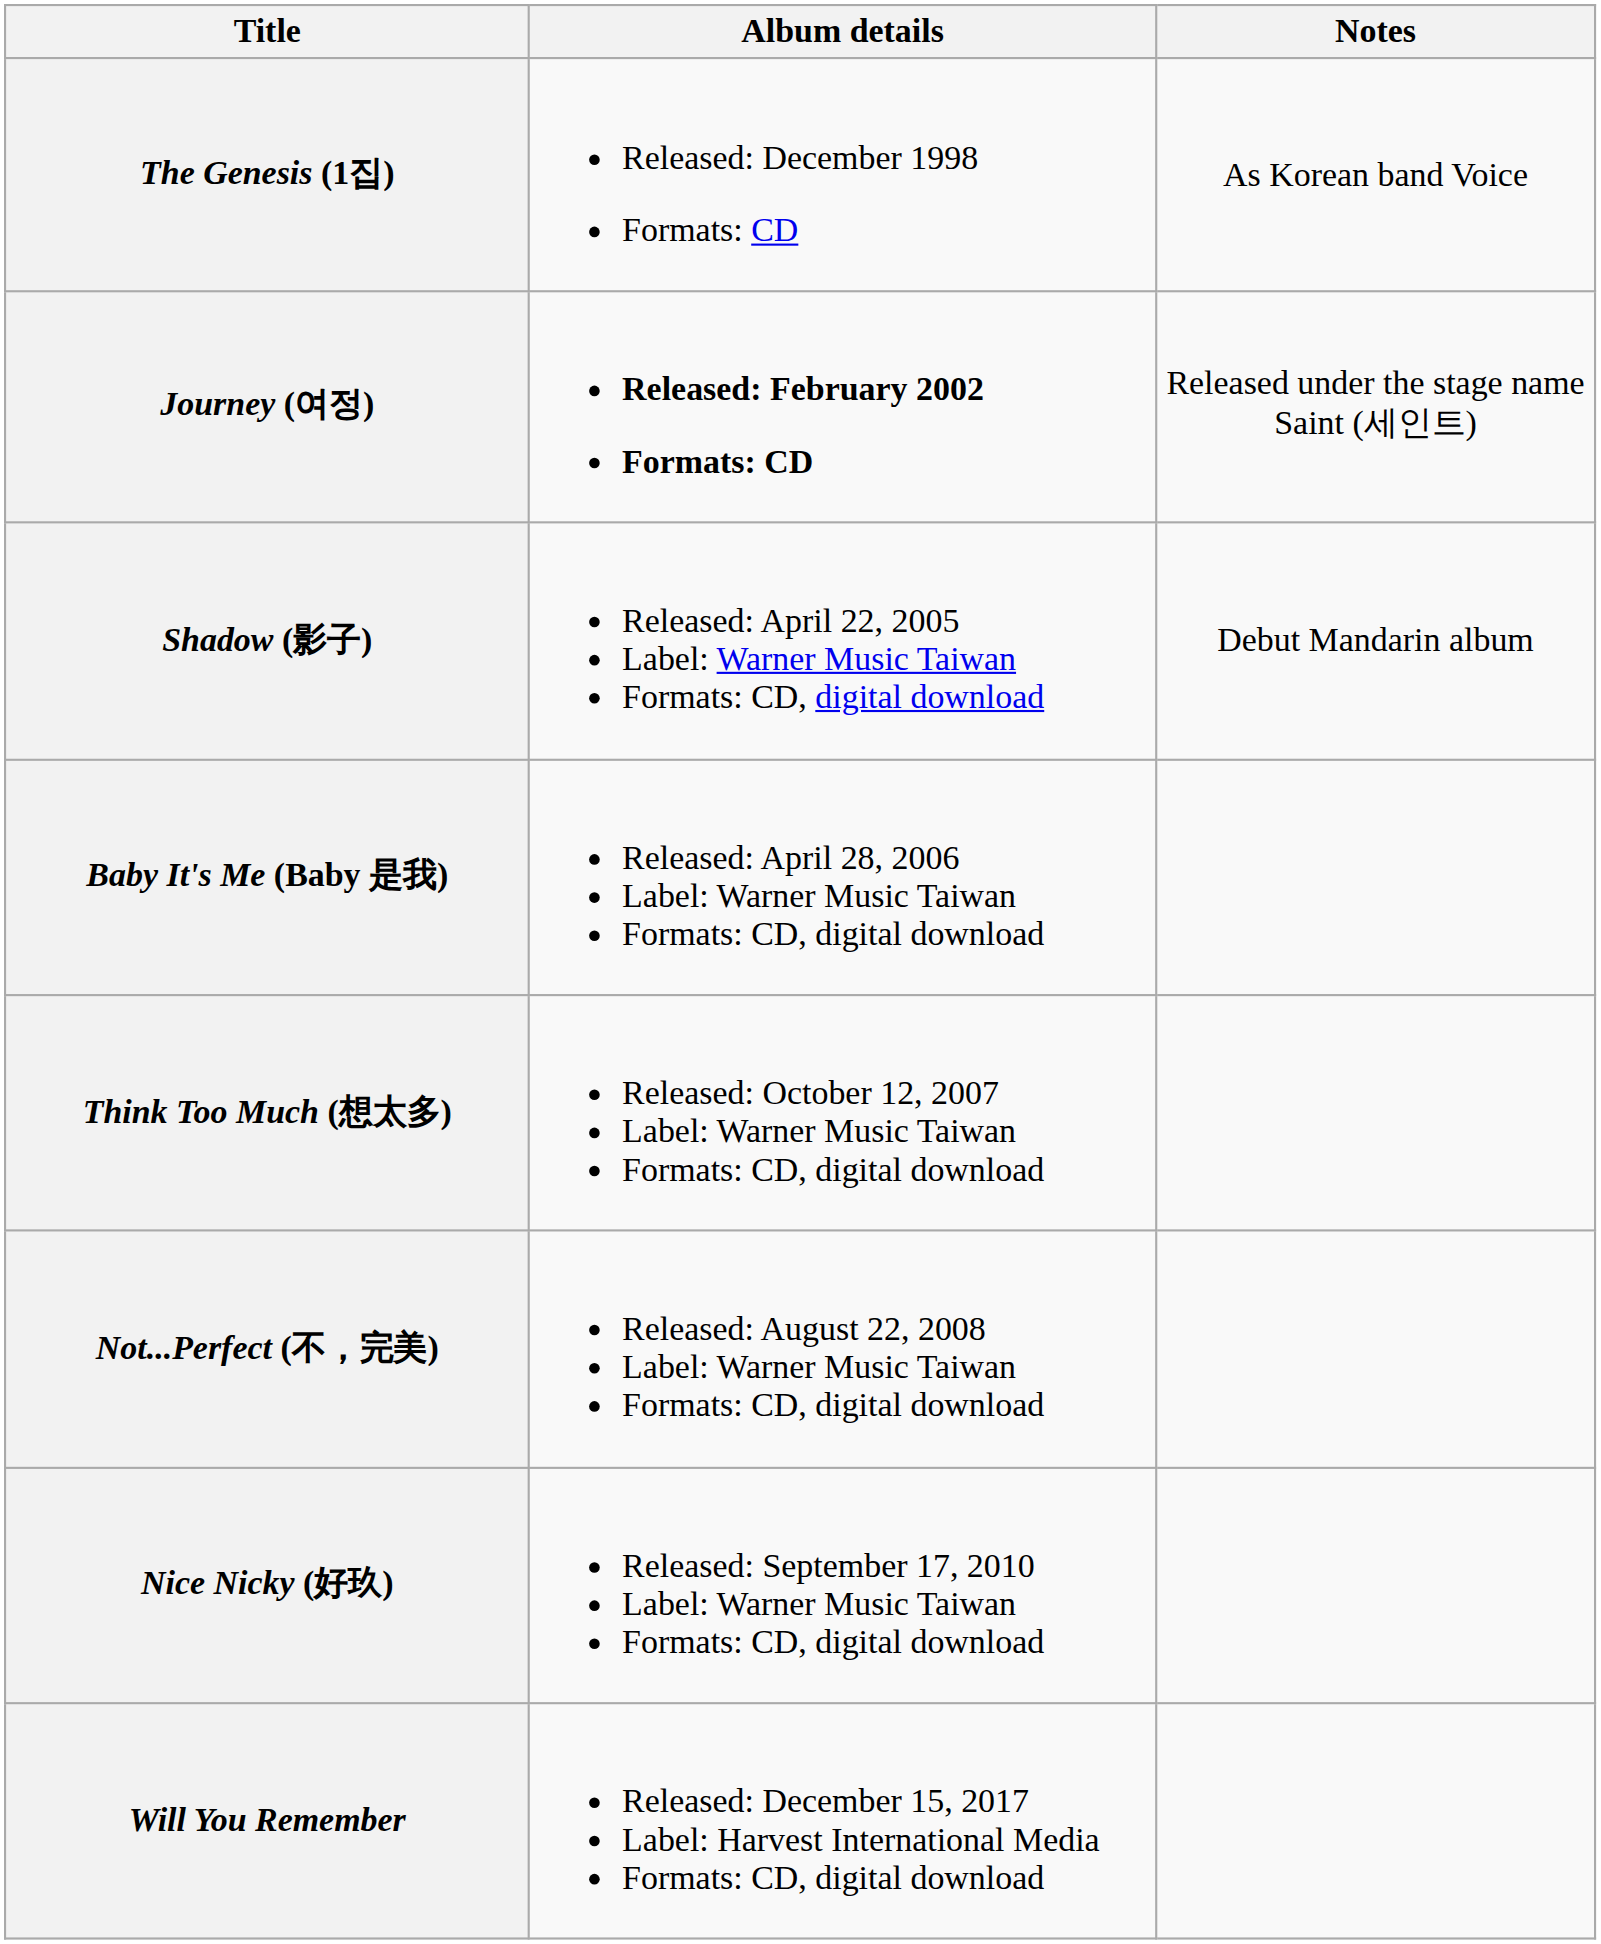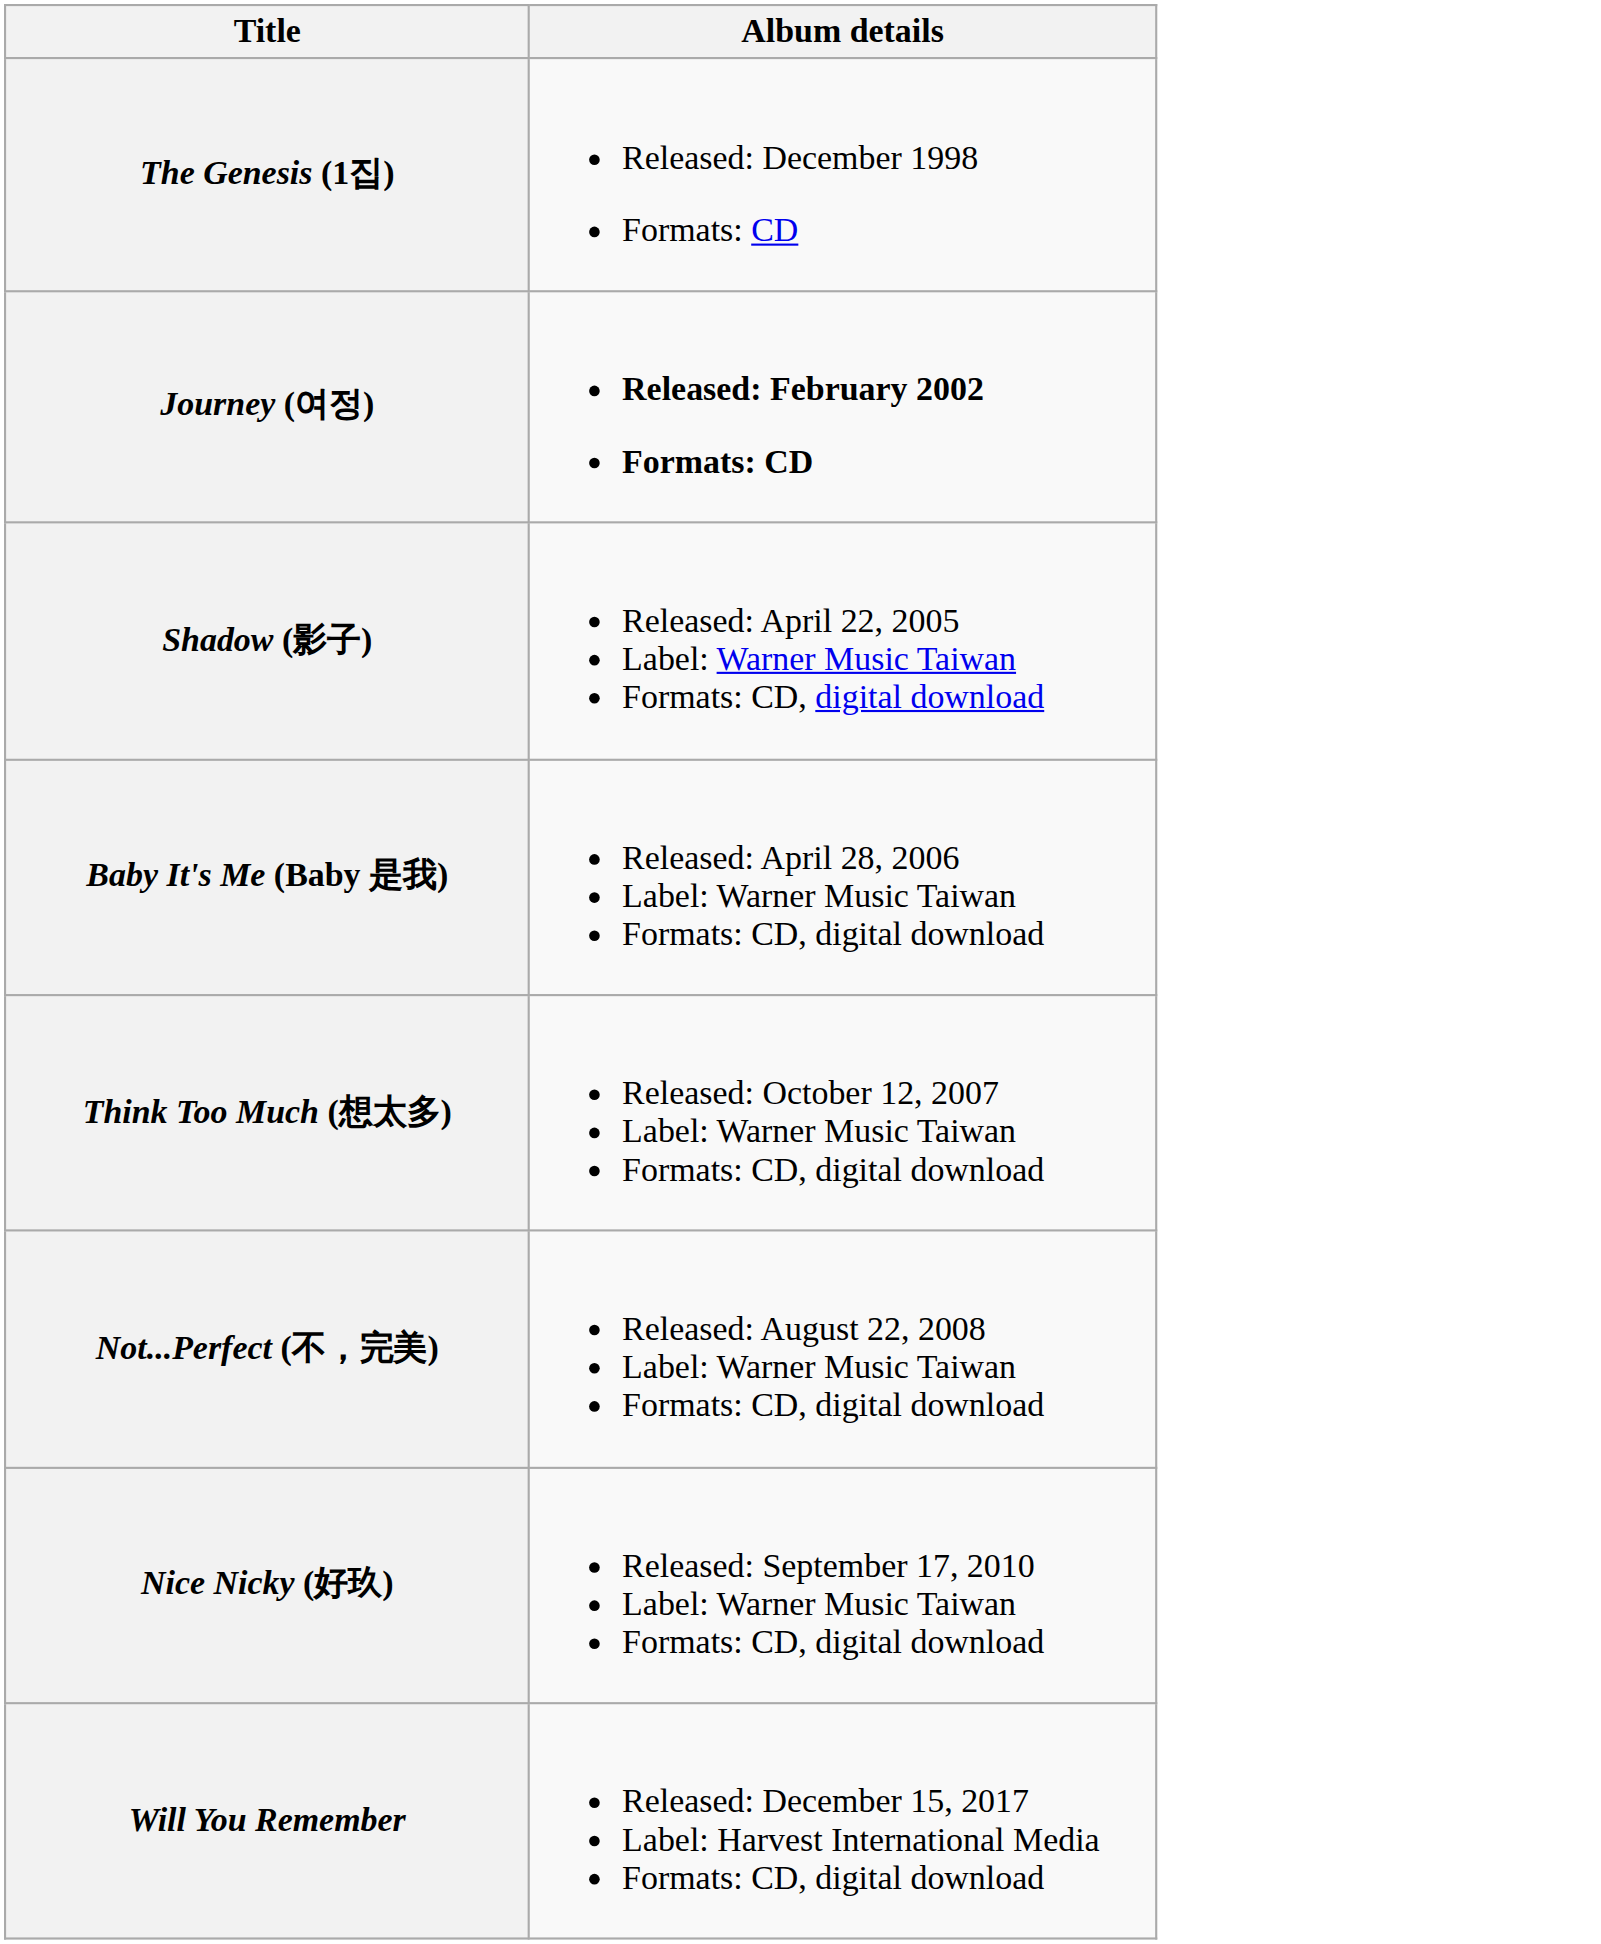- column: (1376, 31)
